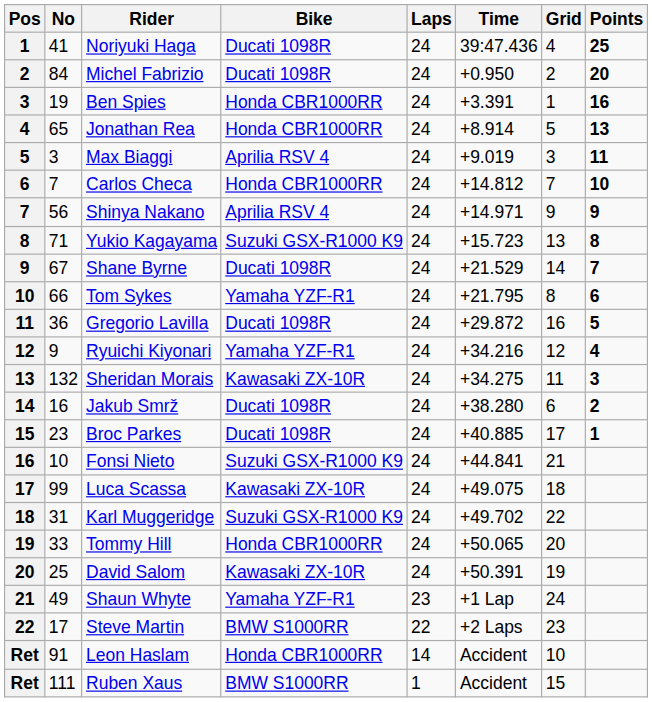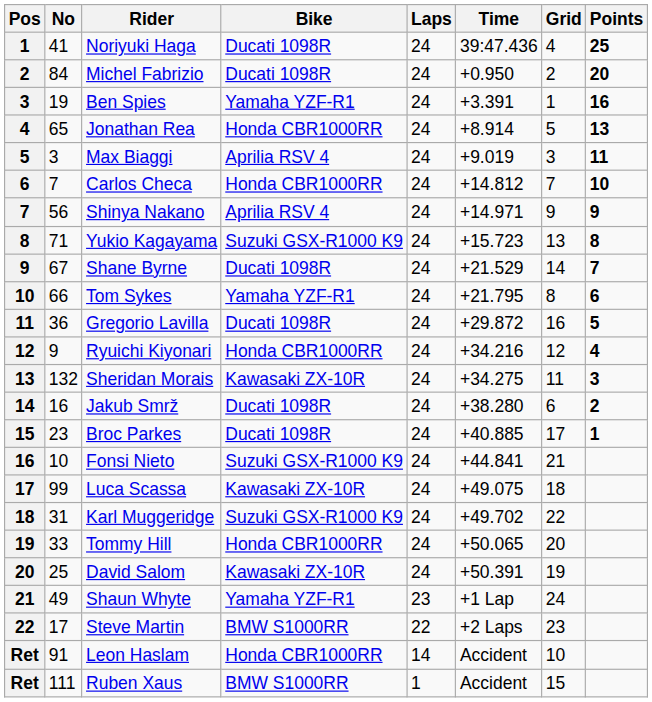(304, 102) Honda CBR1000RR -> (290, 102) Yamaha YZF-R1
(290, 351) Yamaha YZF-R1 -> (304, 351) Honda CBR1000RR
